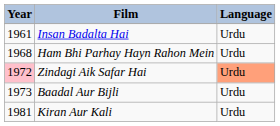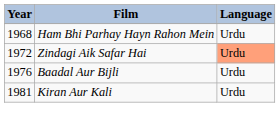- row: (83, 33)
(20, 72) pink background -> (20, 53) no background
(20, 92) 1973 -> (20, 72) 1976
